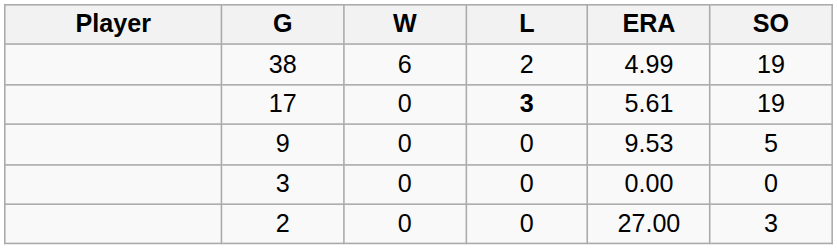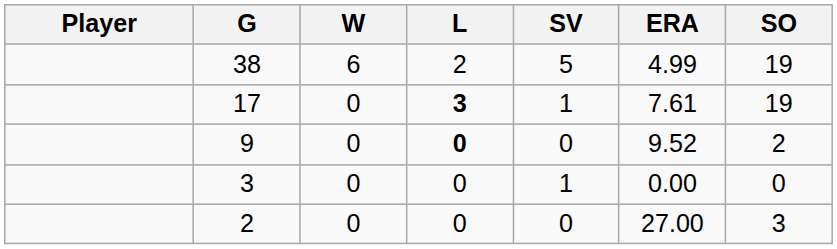+ column: (566, 24)
(649, 104) 5.61 -> (672, 104) 7.61
(527, 143) normal -> (460, 143) bold
(649, 143) 9.53 -> (672, 143) 9.52
(771, 143) 5 -> (779, 143) 2
